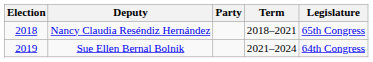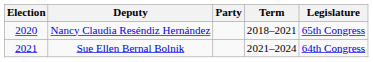(26, 30) 2018 -> (26, 30) 2020
(26, 48) 2019 -> (26, 48) 2021
